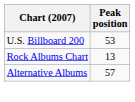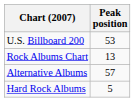+ row: (46, 89)
